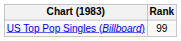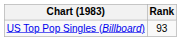(162, 28) 99 -> (162, 28) 93
